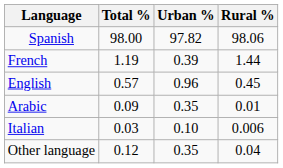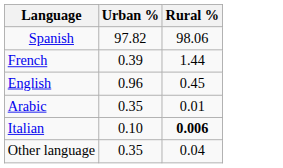- column: (126, 15)
(248, 128) normal -> (192, 128) bold
